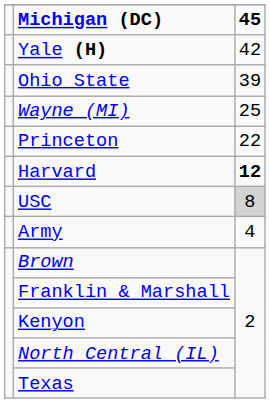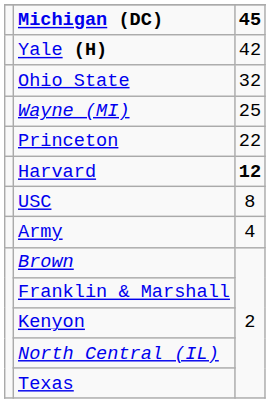(250, 80) 39 -> (250, 80) 32
(250, 202) lightgrey background -> (250, 202) no background
